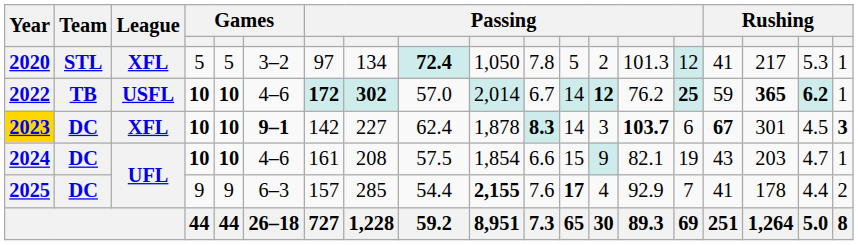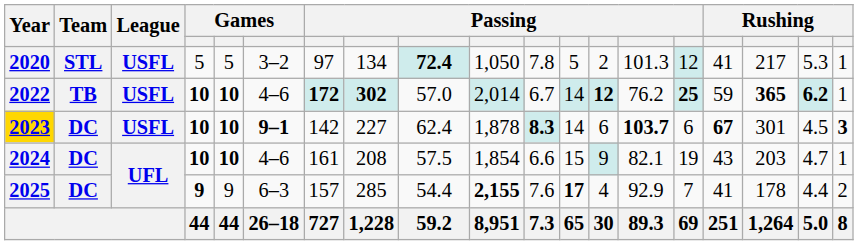(148, 62) XFL -> (148, 62) USFL
(148, 126) XFL -> (148, 126) USFL
(604, 126) 3 -> (604, 126) 6
(199, 191) normal -> (199, 191) bold
